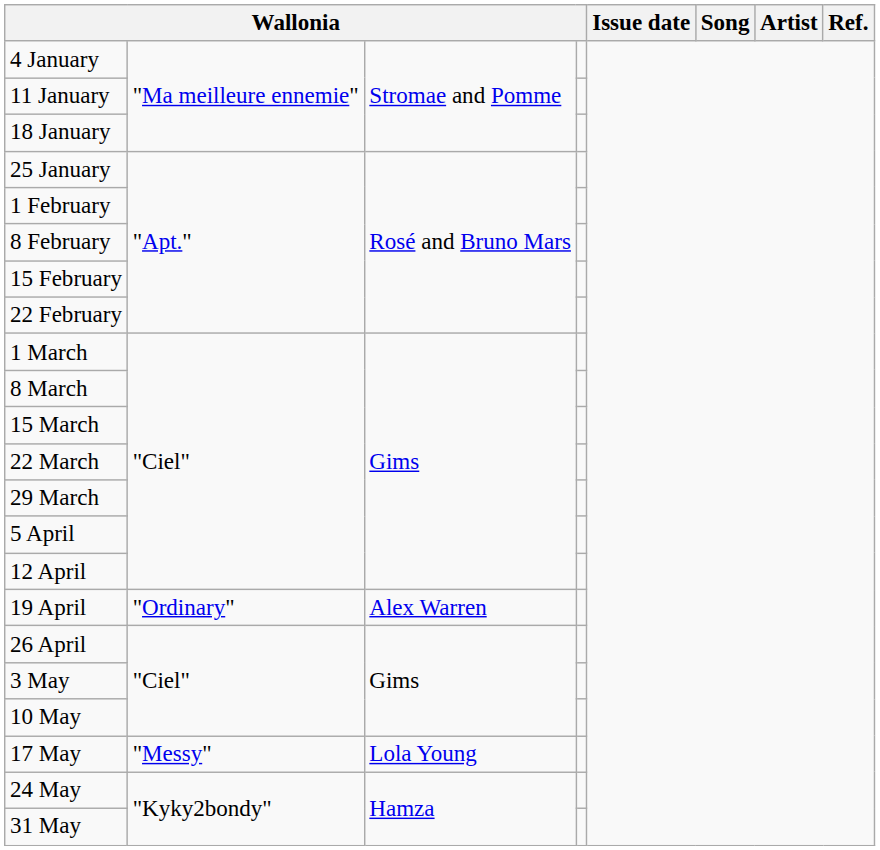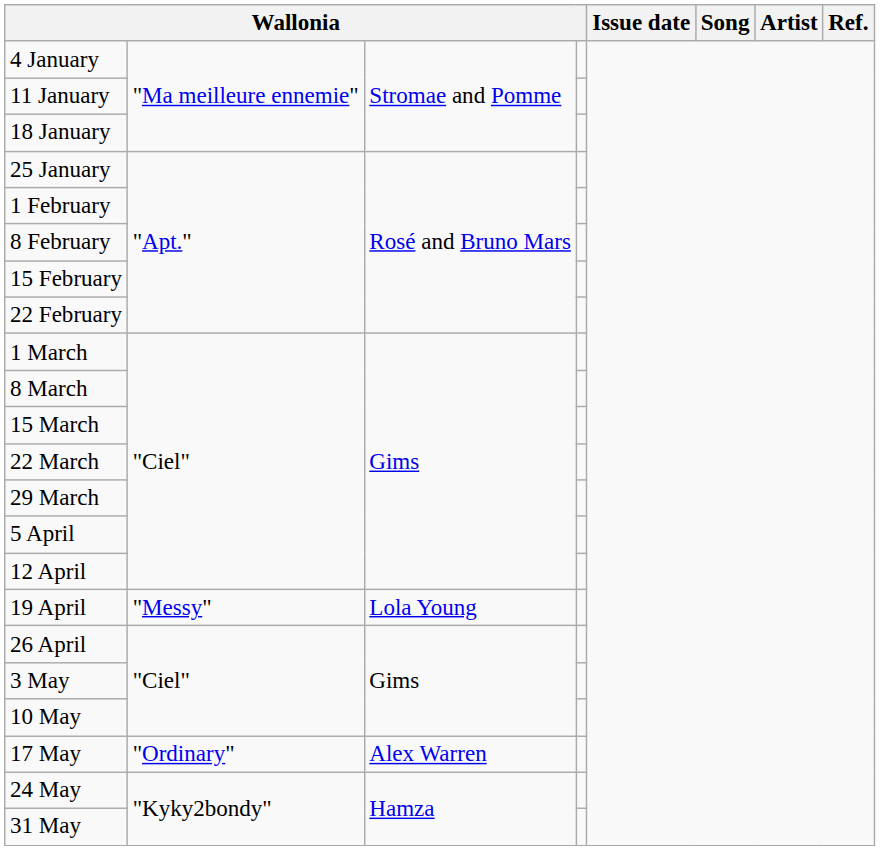(184, 607) "Ordinary" -> (172, 607) "Messy"
(428, 607) Alex Warren -> (423, 607) Lola Young
(172, 753) "Messy" -> (184, 753) "Ordinary"
(423, 753) Lola Young -> (428, 753) Alex Warren
